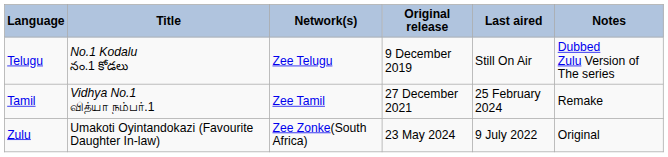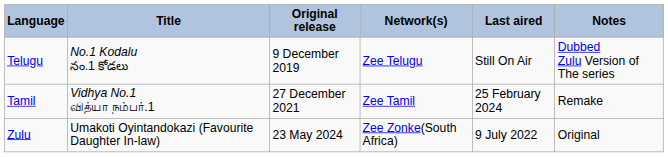columns swapped: (427, 20) <-> (326, 20)
